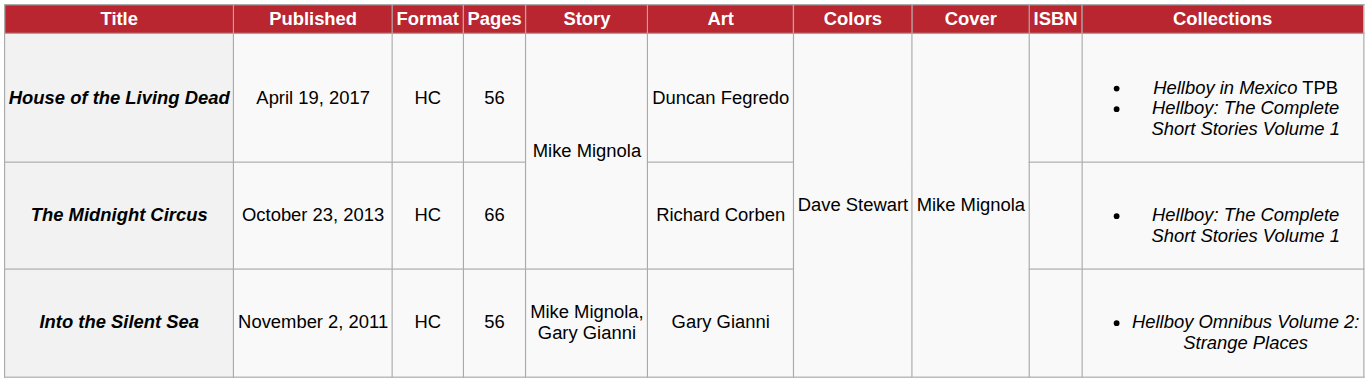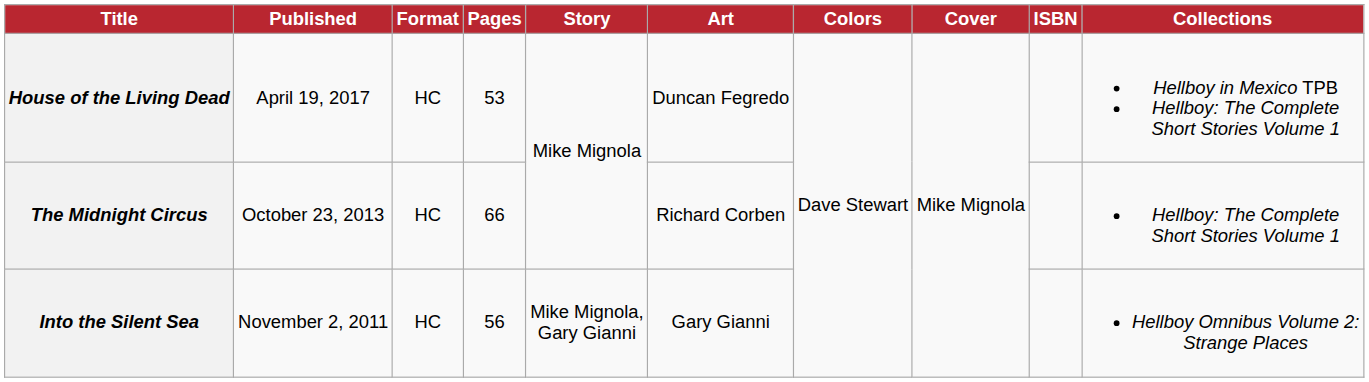(495, 97) 56 -> (495, 97) 53
